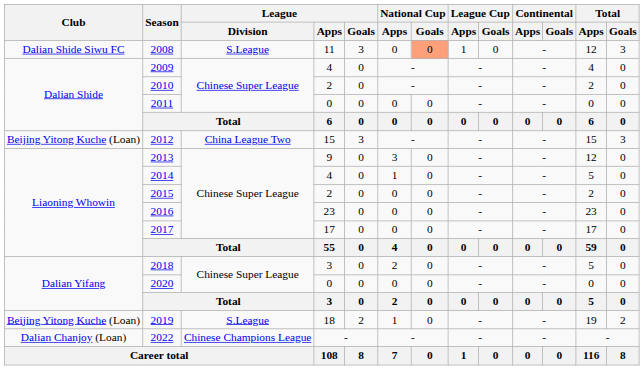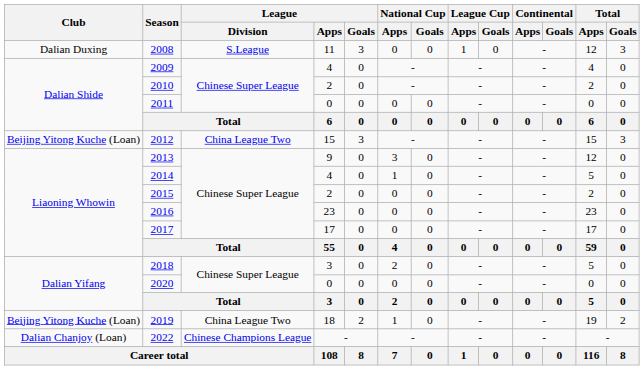(73, 49) Dalian Shide Siwu FC -> (73, 49) Dalian Duxing
(430, 49) lightsalmon background -> (430, 49) no background
(248, 319) S.League -> (248, 319) China League Two
